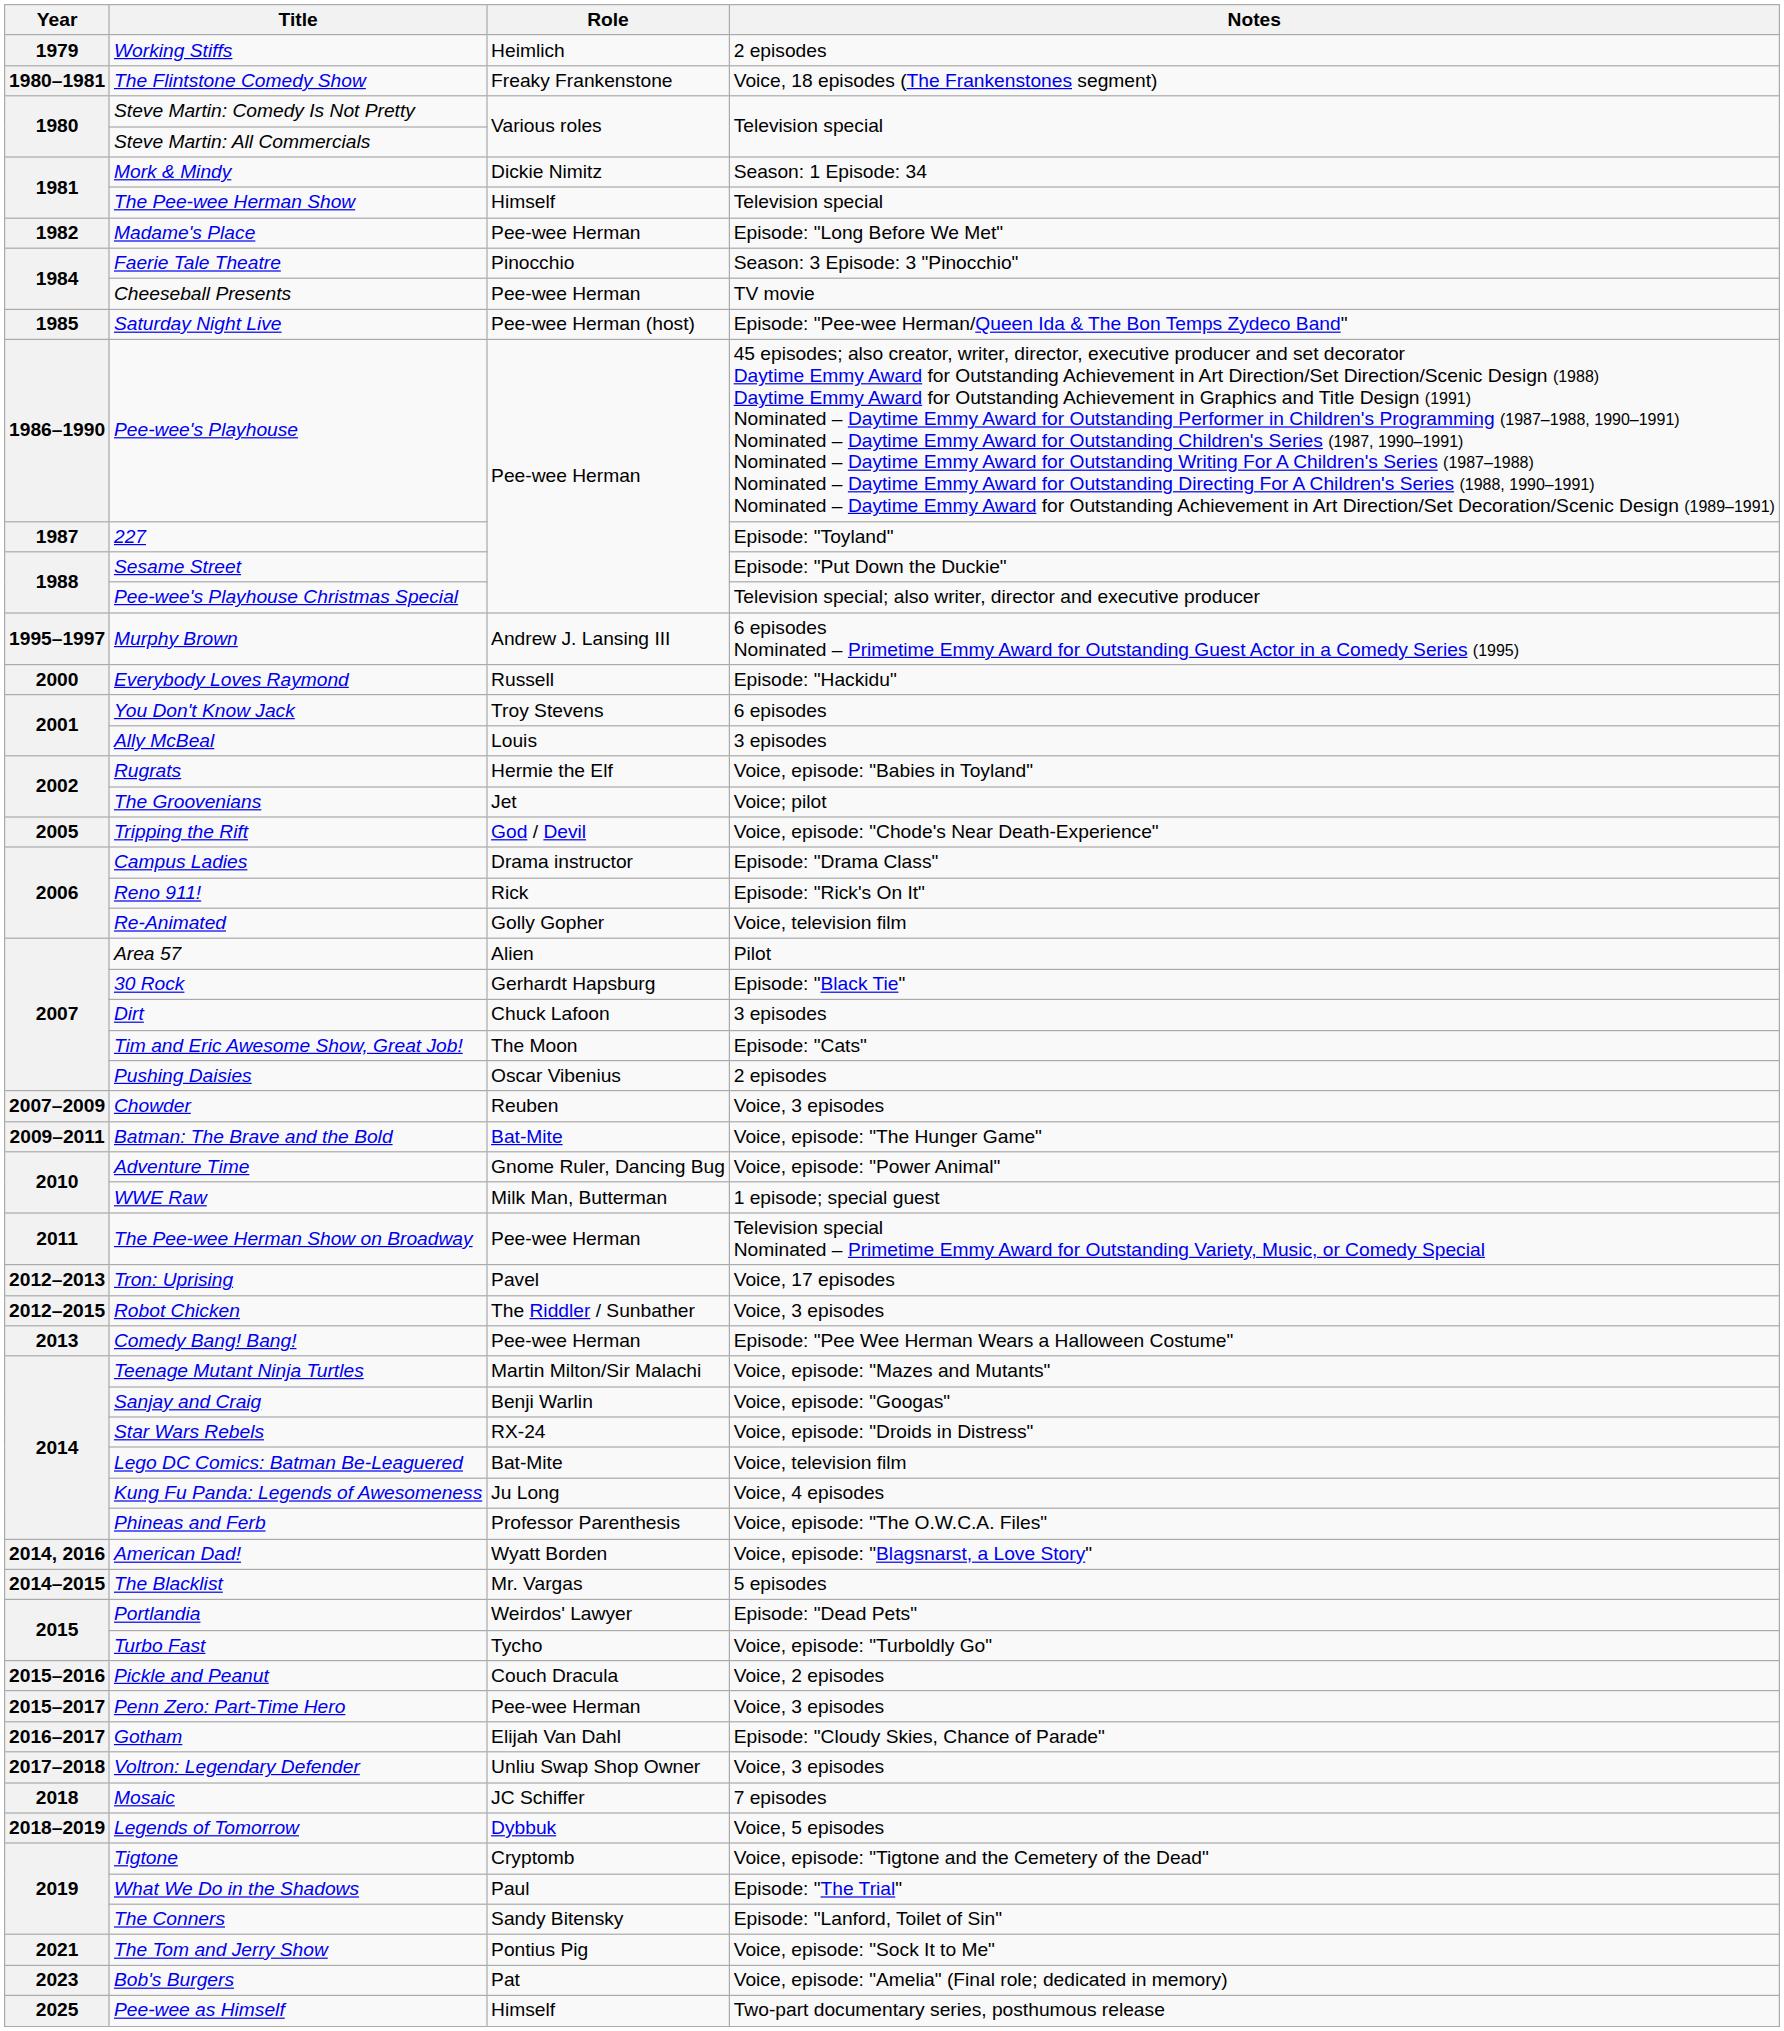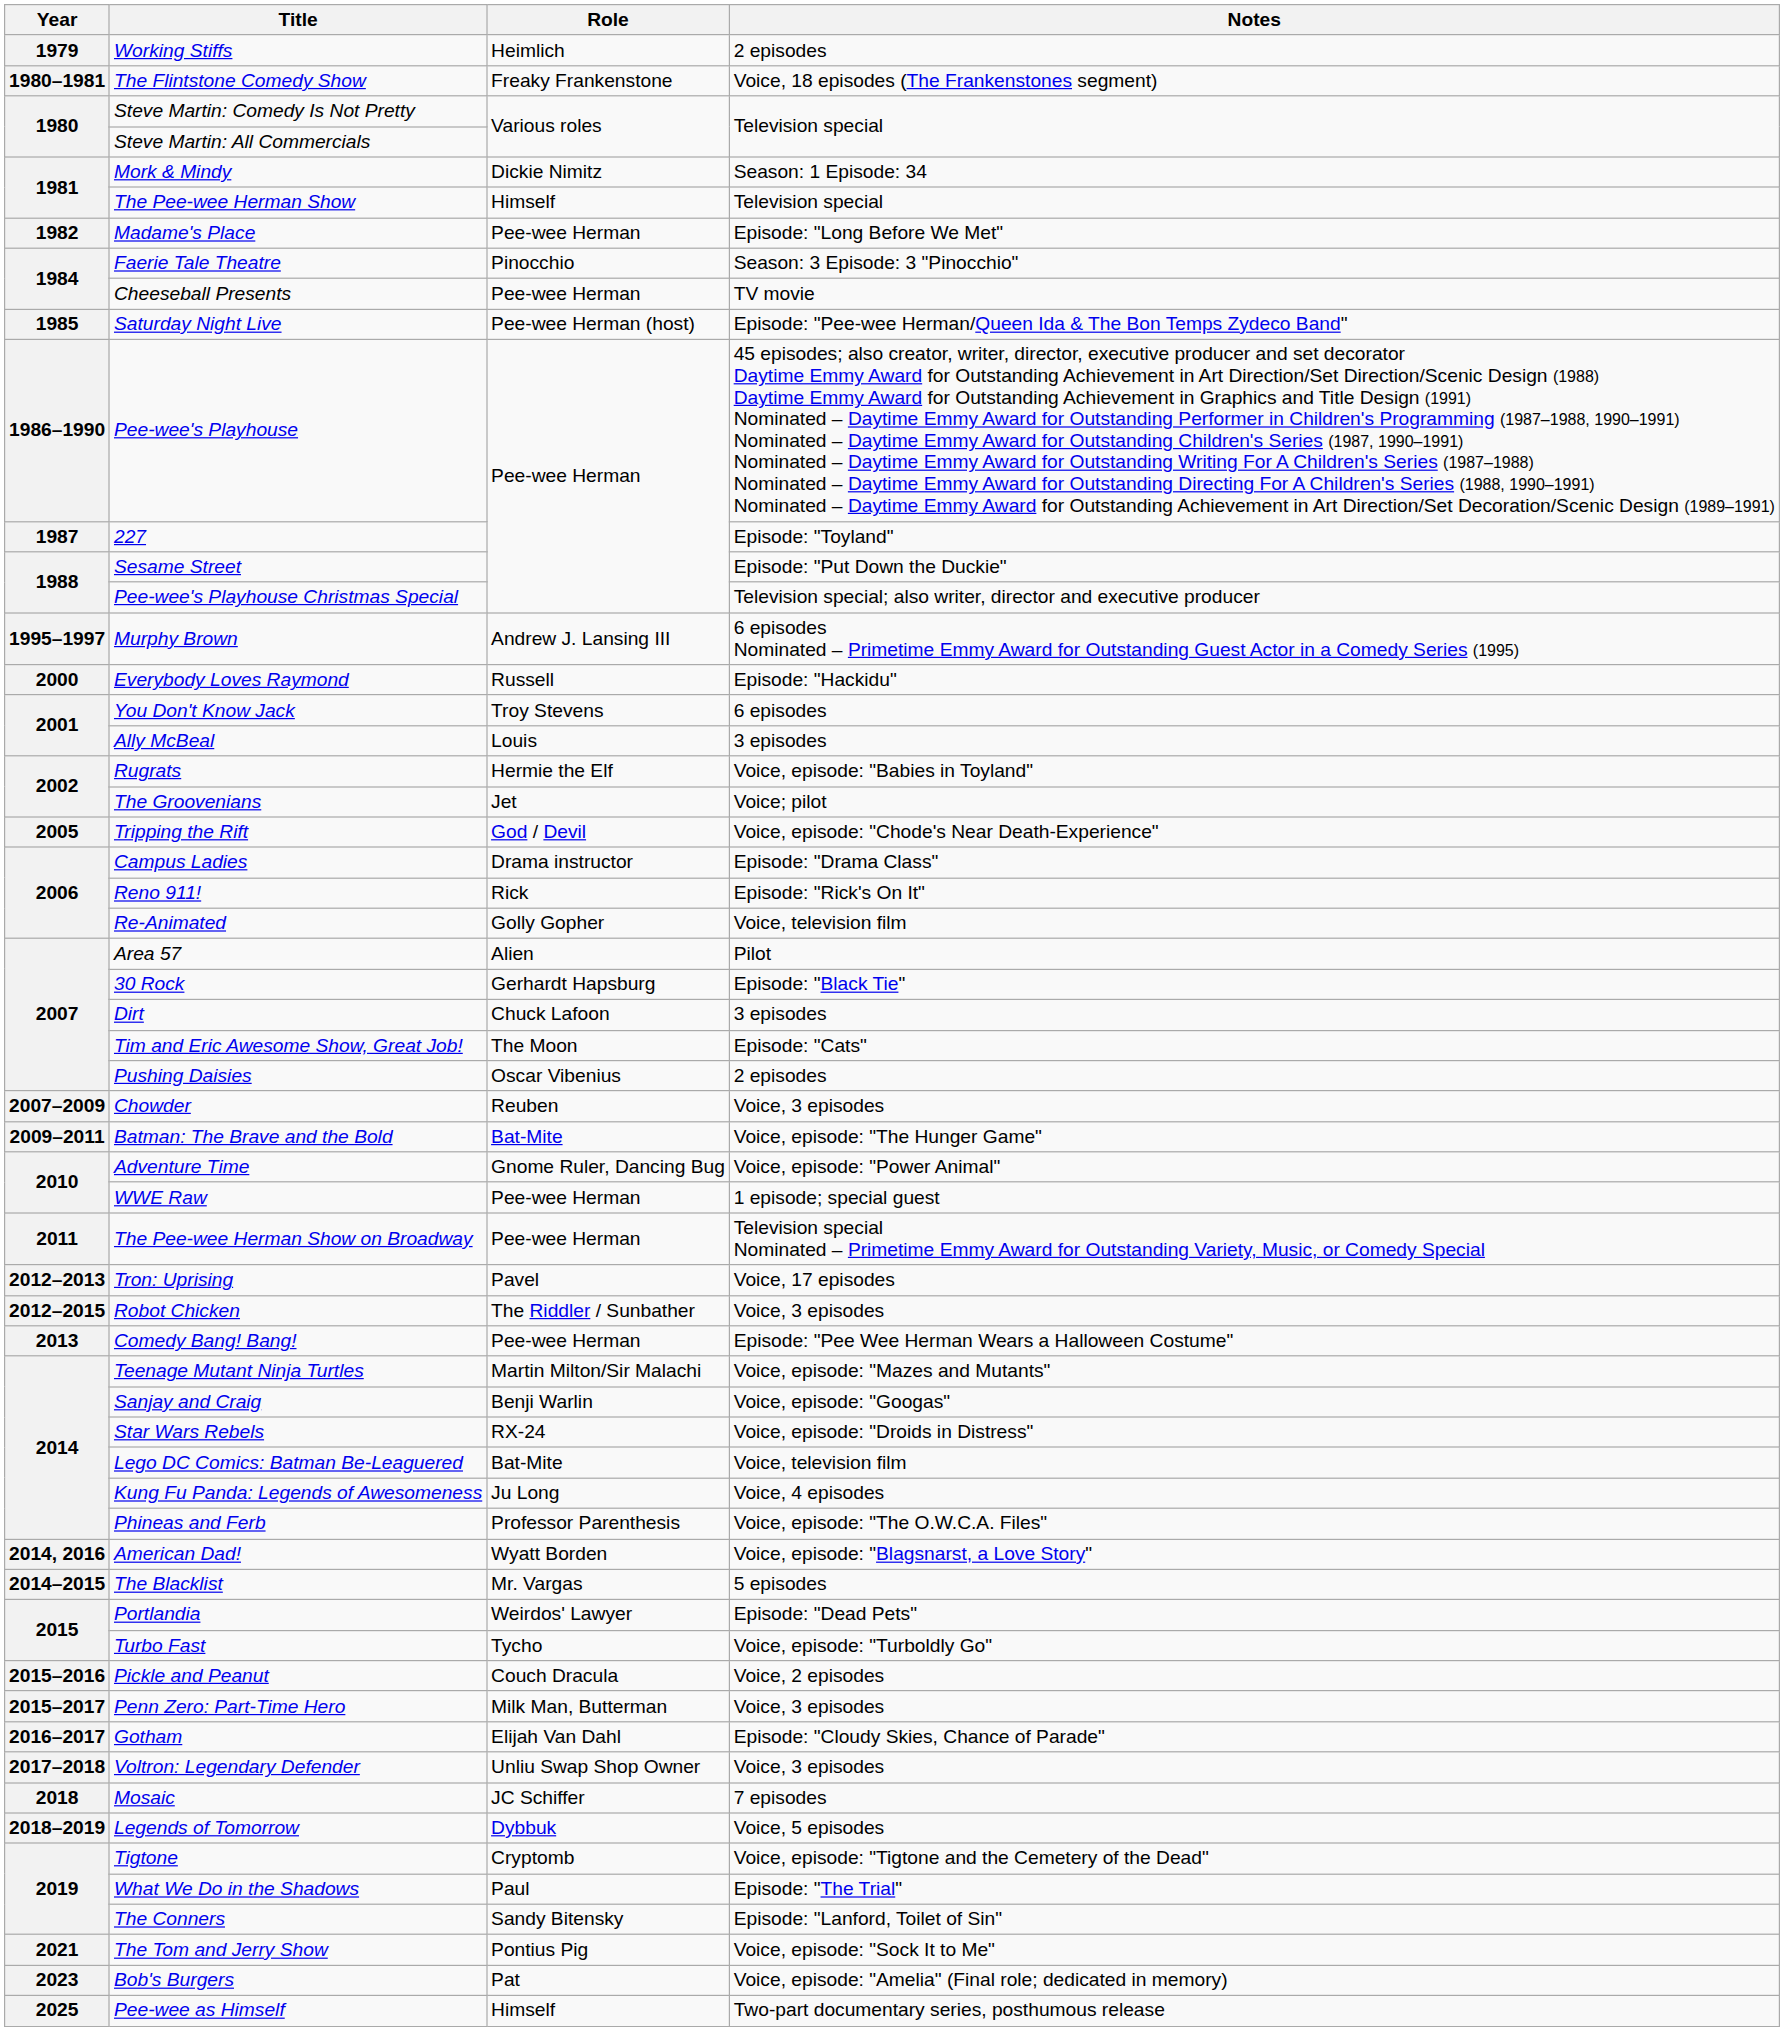(579, 1197) Milk Man, Butterman -> (566, 1197) Pee-wee Herman
(566, 1706) Pee-wee Herman -> (579, 1706) Milk Man, Butterman
